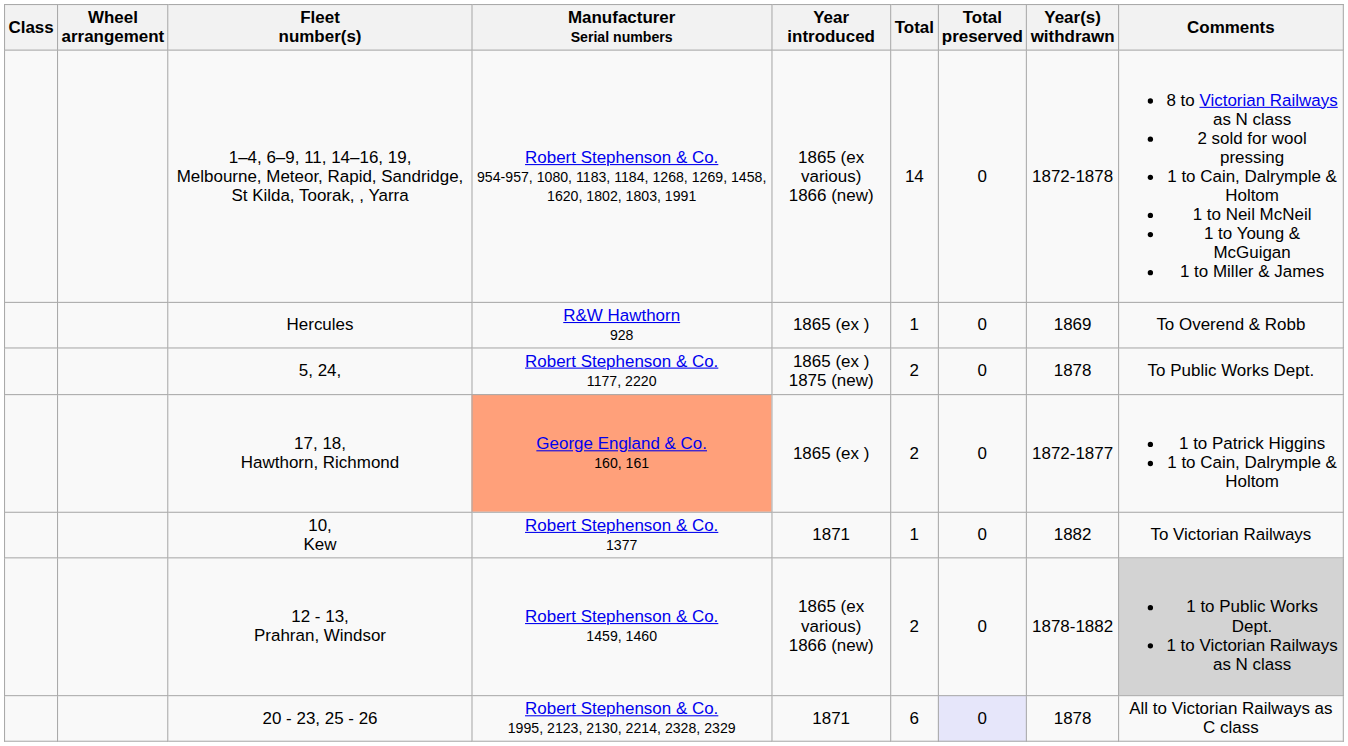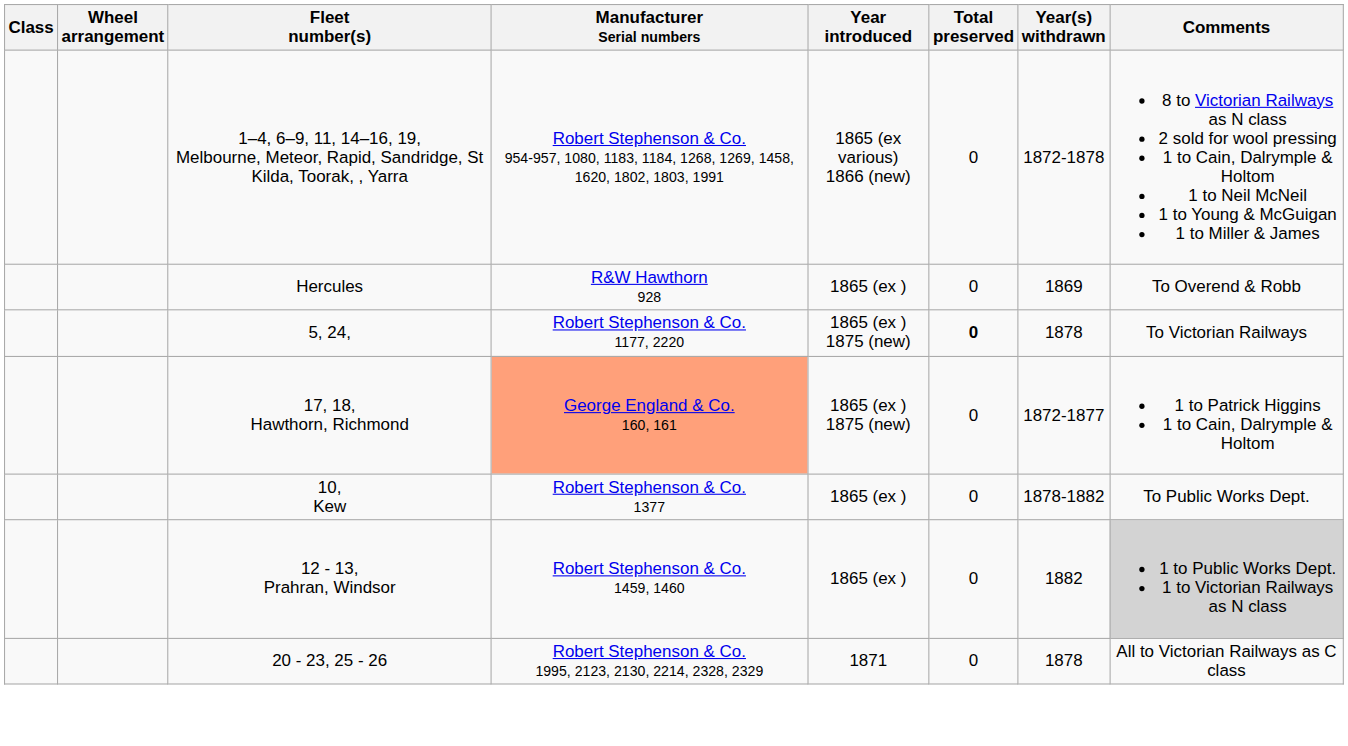- column: (914, 27)
(982, 371) normal -> (973, 332) bold
(1231, 371) To Public Works Dept. -> (1226, 332) To Victorian Railways
(831, 453) 1865 (ex ) -> (868, 414) 1865 (ex ) 1875 (new)
(831, 535) 1871 -> (868, 496) 1865 (ex )
(1073, 535) 1882 -> (1064, 496) 1878-1882
(1231, 535) To Victorian Railways -> (1226, 496) To Public Works Dept.
(831, 626) 1865 (ex various) 1866 (new) -> (868, 578) 1865 (ex )
(1073, 626) 1878-1882 -> (1064, 578) 1882
(982, 718) lavender background -> (973, 660) no background
